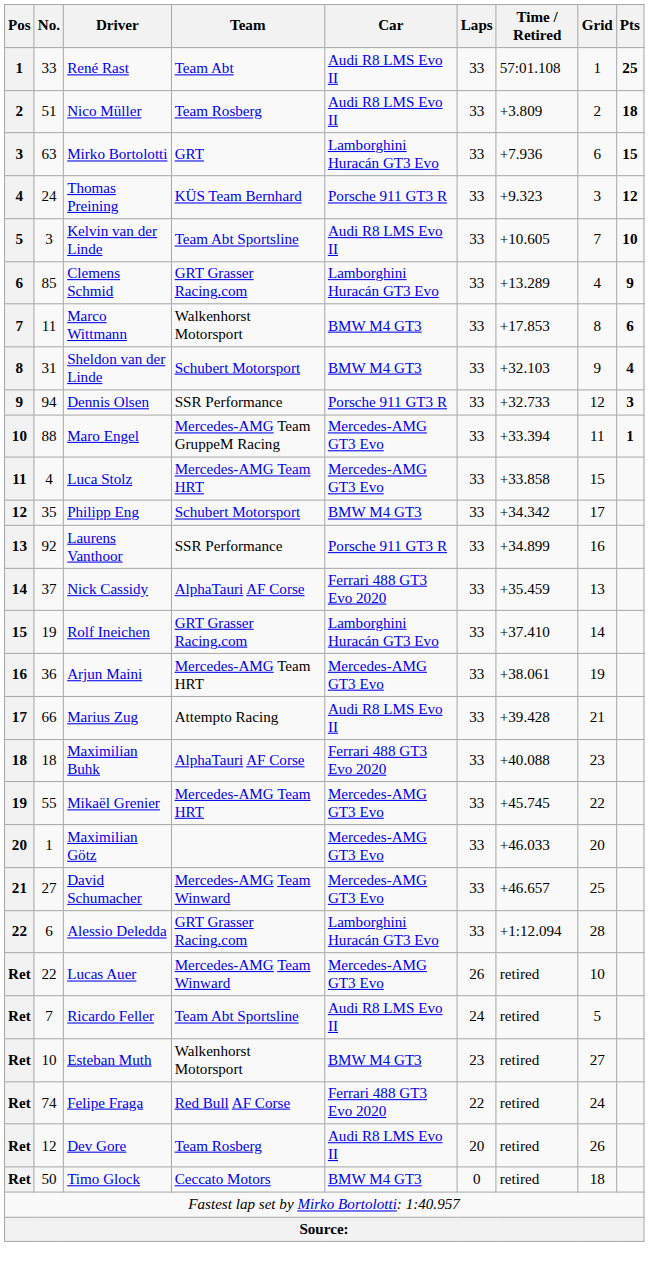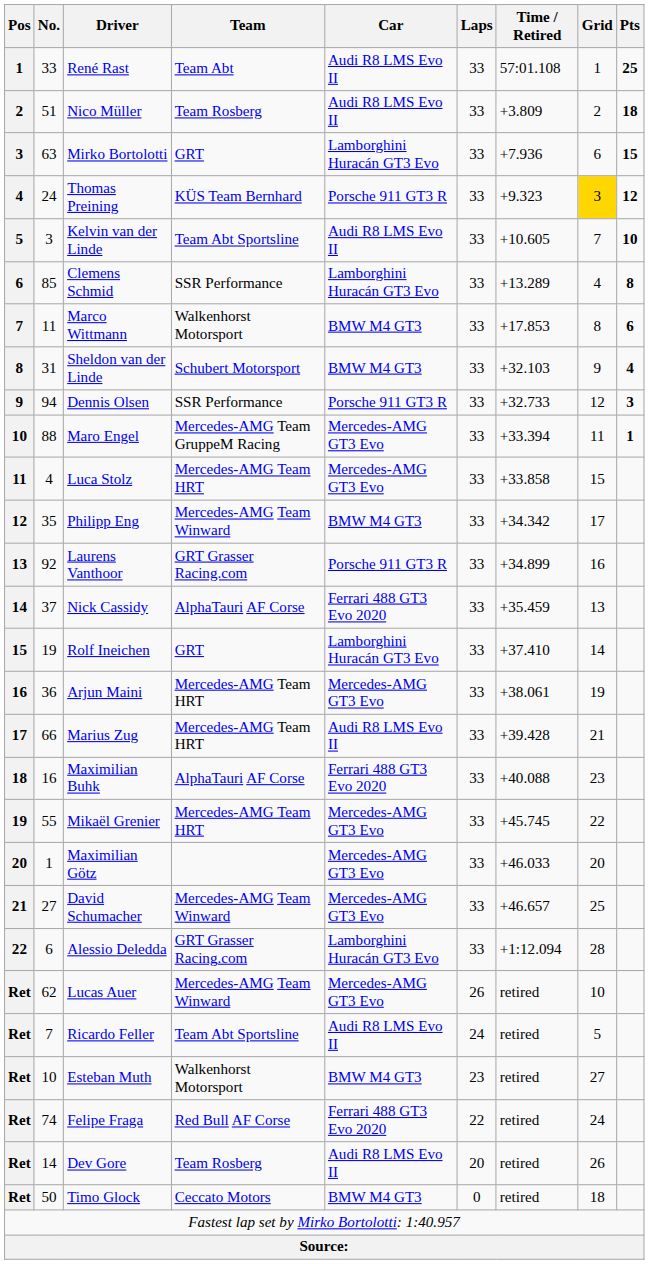(597, 197) no background -> (597, 197) gold background
(214, 283) GRT Grasser Racing.com -> (229, 283) SSR Performance
(630, 283) 9 -> (630, 283) 8
(237, 512) Schubert Motorsport -> (243, 521) Mercedes-AMG Team Winward
(229, 546) SSR Performance -> (214, 564) GRT Grasser Racing.com
(214, 632) GRT Grasser Racing.com -> (189, 650) GRT
(226, 717) Attempto Racing -> (243, 735) Mercedes-AMG Team HRT
(49, 760) 18 -> (49, 778) 16
(49, 974) 22 -> (49, 992) 62
(49, 1145) 12 -> (49, 1163) 14
